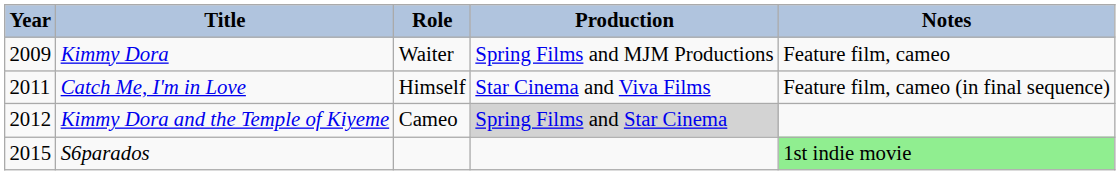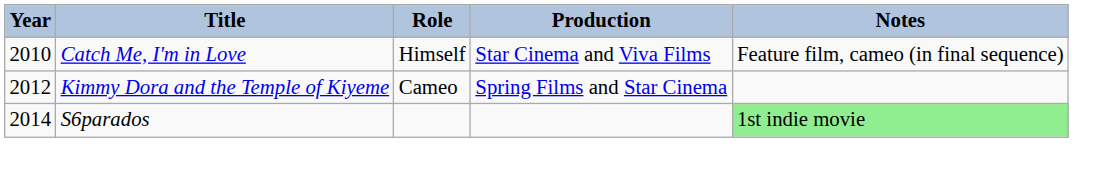- row: (115, 53)
(30, 86) 2011 -> (30, 53) 2010
(601, 119) lightgrey background -> (601, 86) no background
(30, 152) 2015 -> (30, 119) 2014
